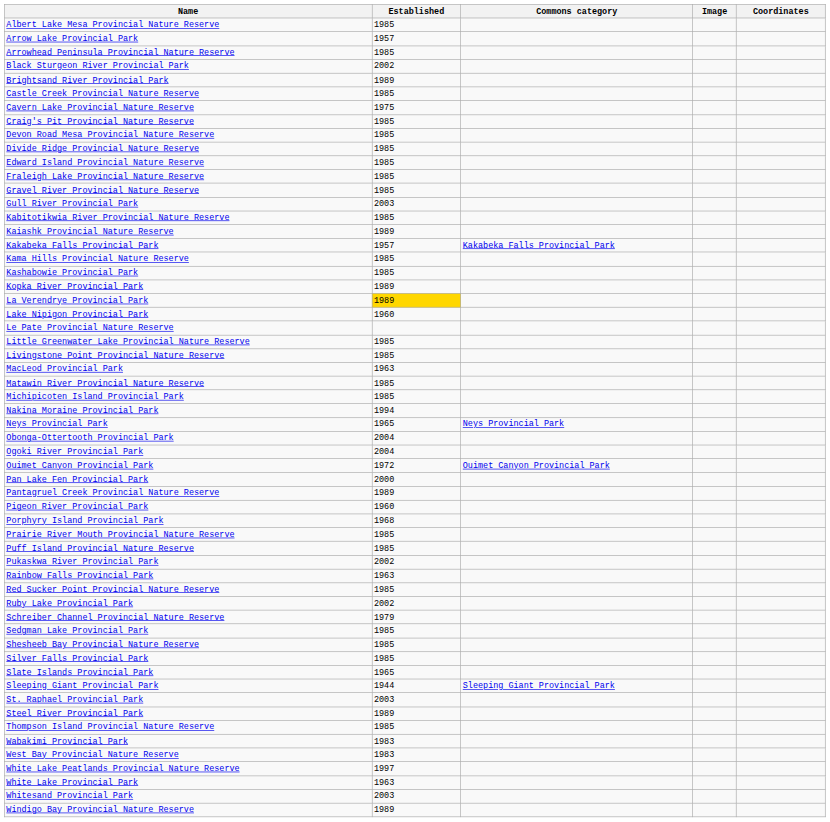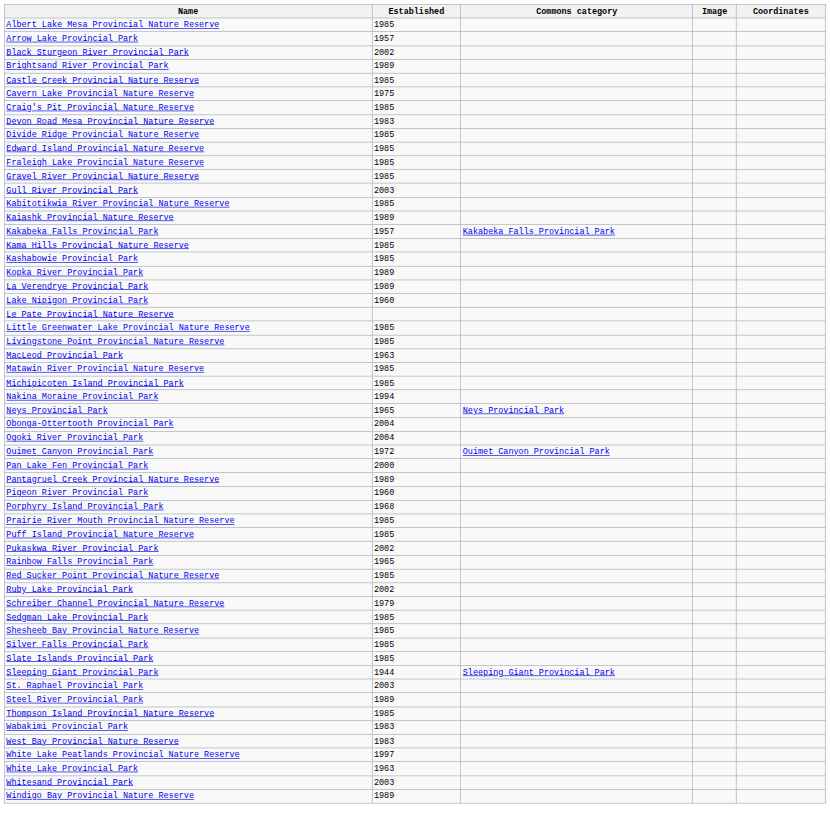- row: (120, 53)
(384, 135) 1985 -> (384, 121) 1983
(384, 300) gold background -> (384, 287) no background
(384, 576) 1963 -> (384, 562) 1965
(384, 672) 1965 -> (384, 658) 1985
